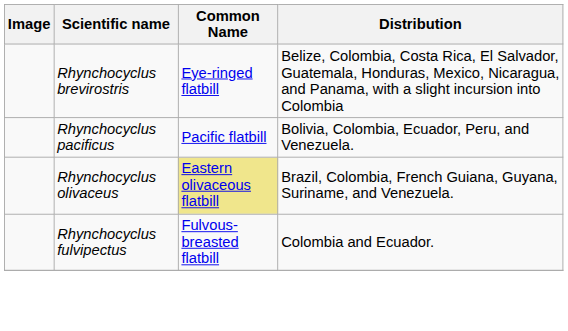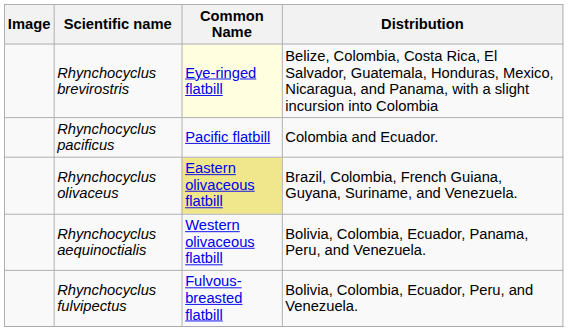(217, 80) no background -> (221, 80) lightyellow background
(405, 137) Bolivia, Colombia, Ecuador, Peru, and Venezuela. -> (362, 137) Colombia and Ecuador.
+ row: (107, 242)
(358, 242) Colombia and Ecuador. -> (409, 298) Bolivia, Colombia, Ecuador, Peru, and Venezuela.
